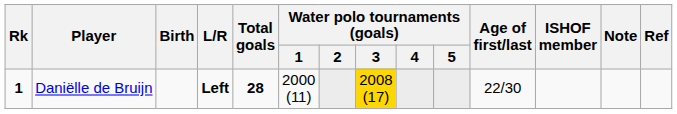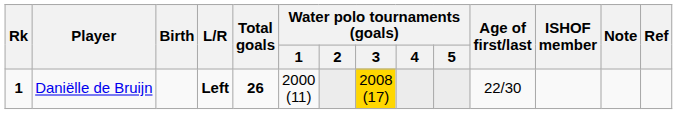(255, 89) 28 -> (255, 89) 26
